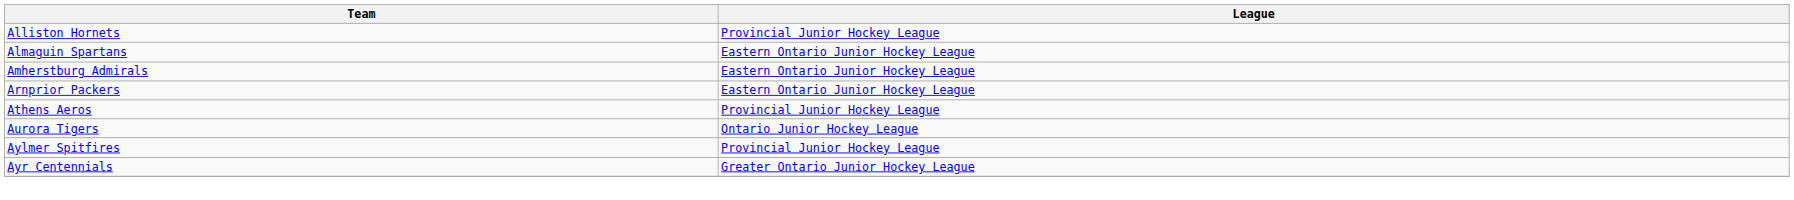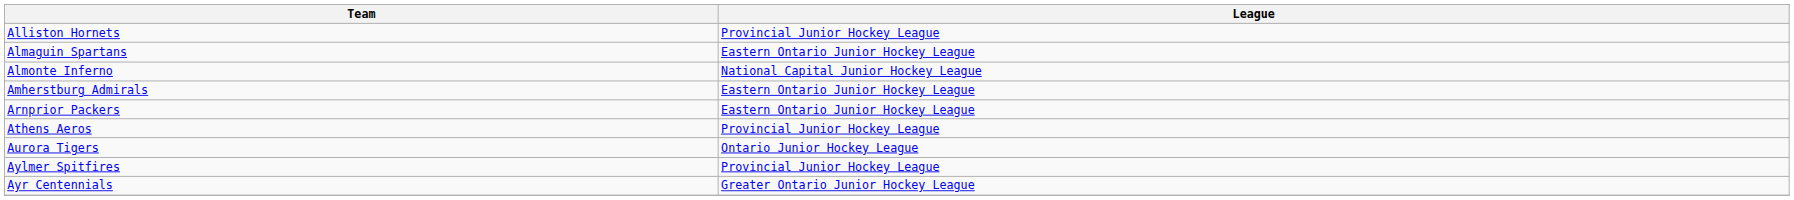+ row: (60, 71)
